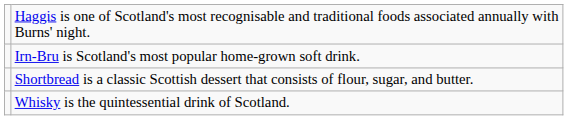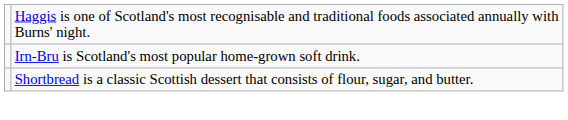- row: (152, 102)
